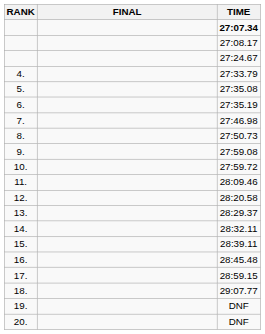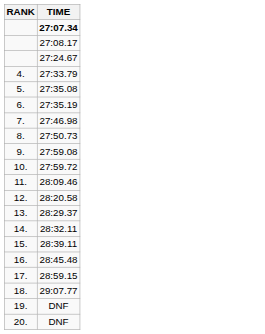- column: (127, 12)
